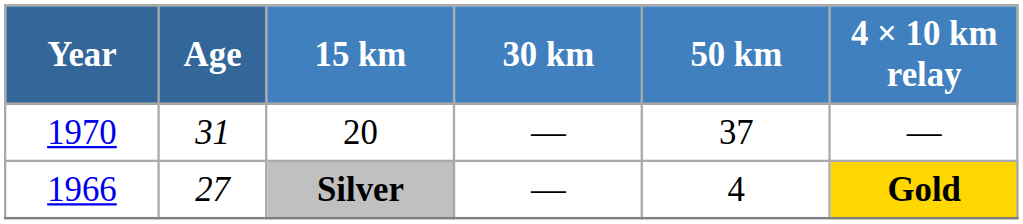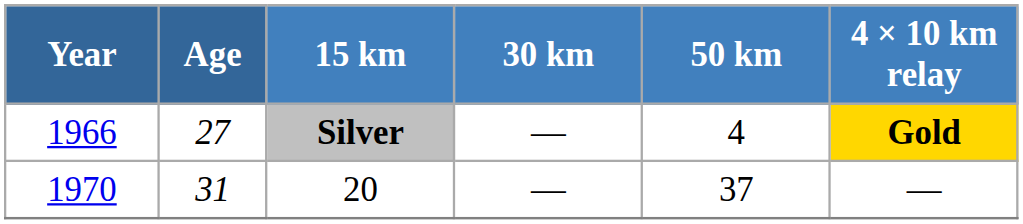rows swapped: (360, 189) <-> (360, 131)
